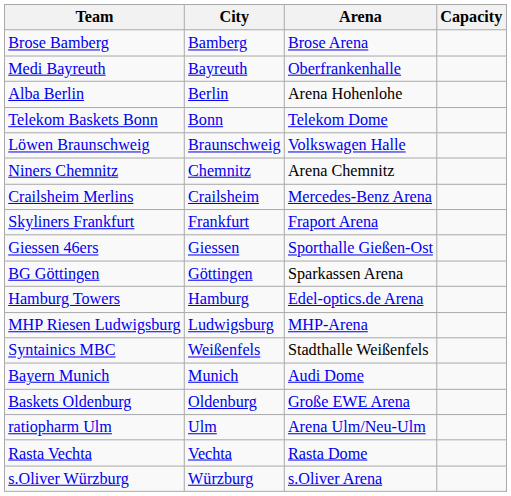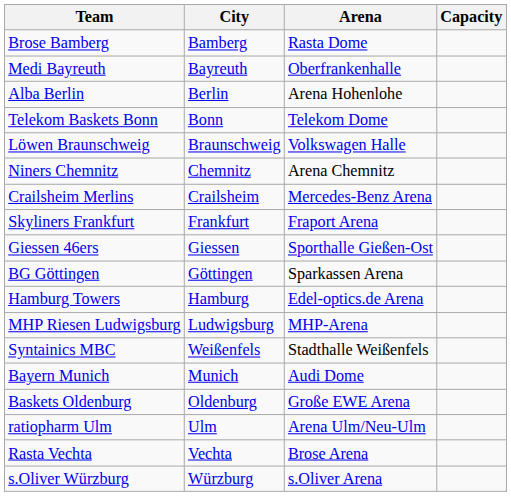(328, 42) Brose Arena -> (328, 42) Rasta Dome
(328, 453) Rasta Dome -> (328, 453) Brose Arena
